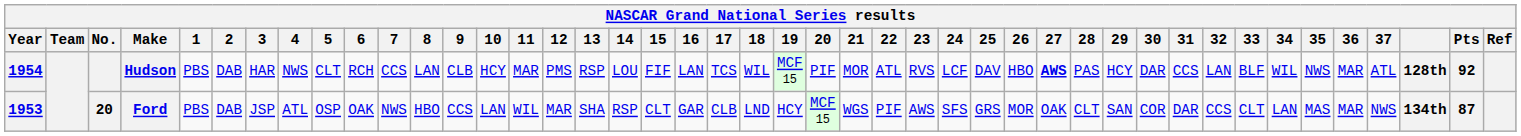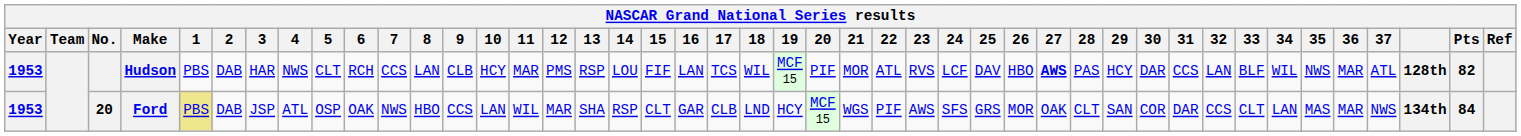(26, 71) 1954 -> (26, 71) 1953
(1467, 71) 92 -> (1467, 71) 82
(196, 110) no background -> (196, 110) khaki background
(1467, 110) 87 -> (1467, 110) 84
